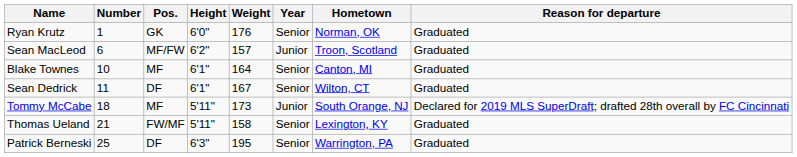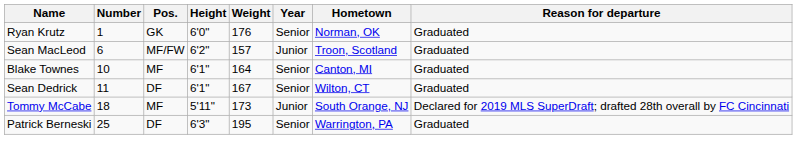- row: (48, 124)
